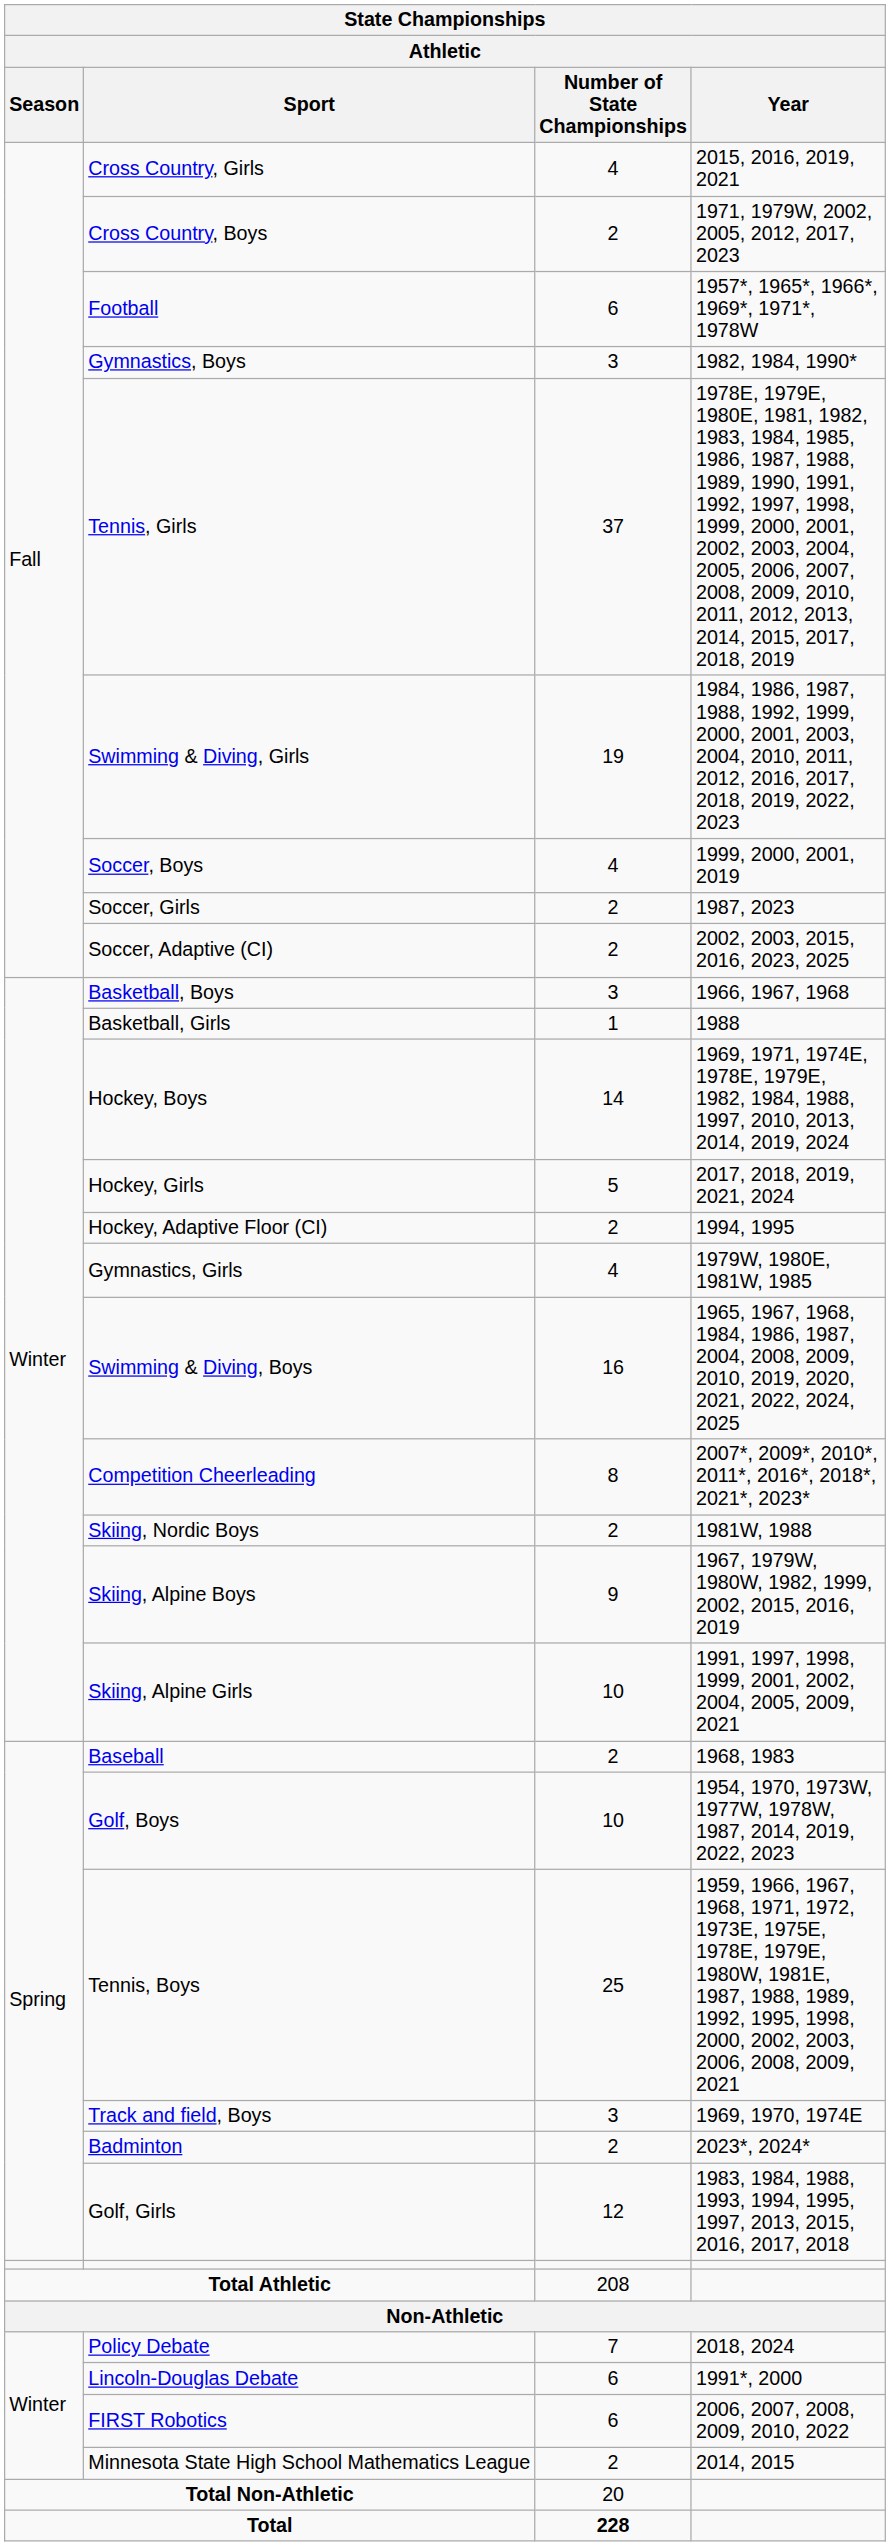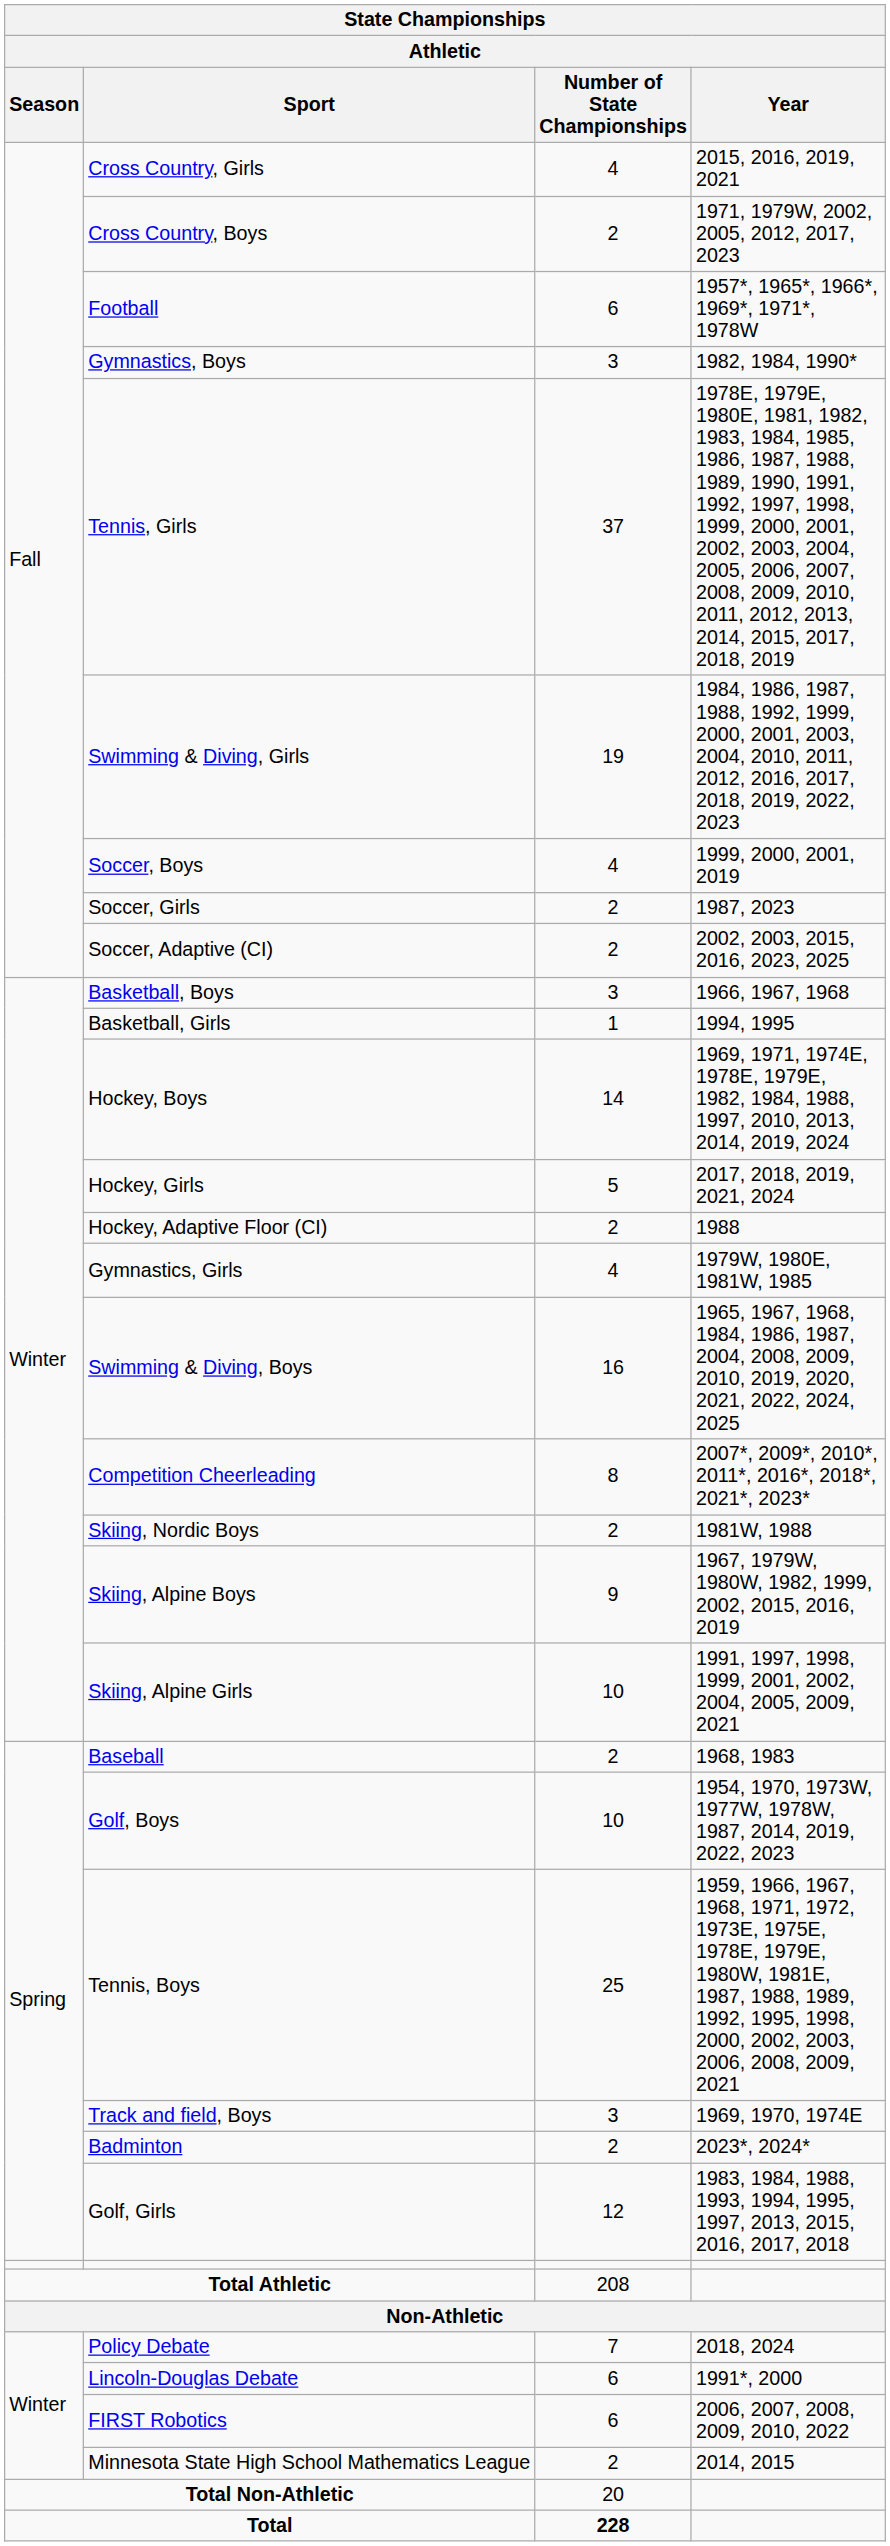(718, 1023) 1988 -> (745, 1023) 1994, 1995
(745, 1227) 1994, 1995 -> (718, 1227) 1988
